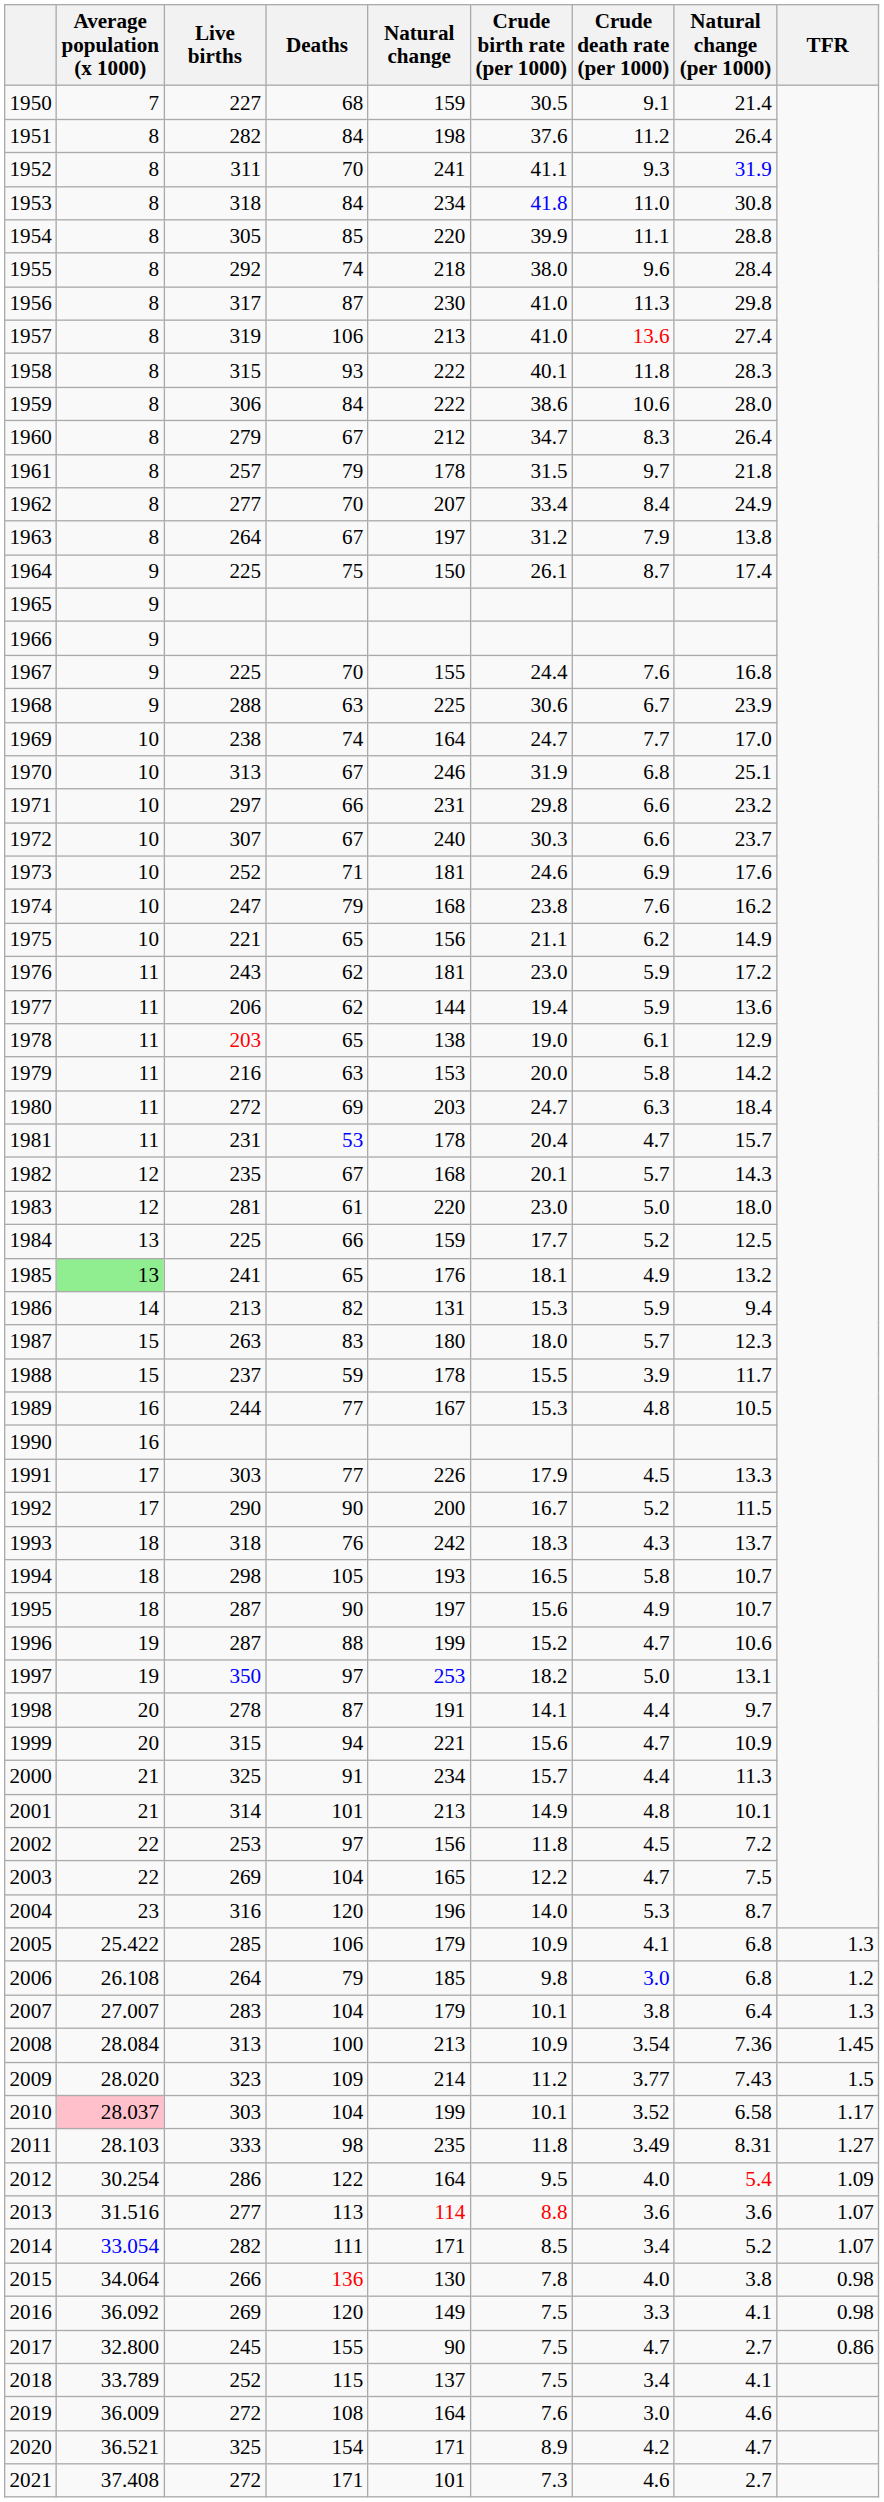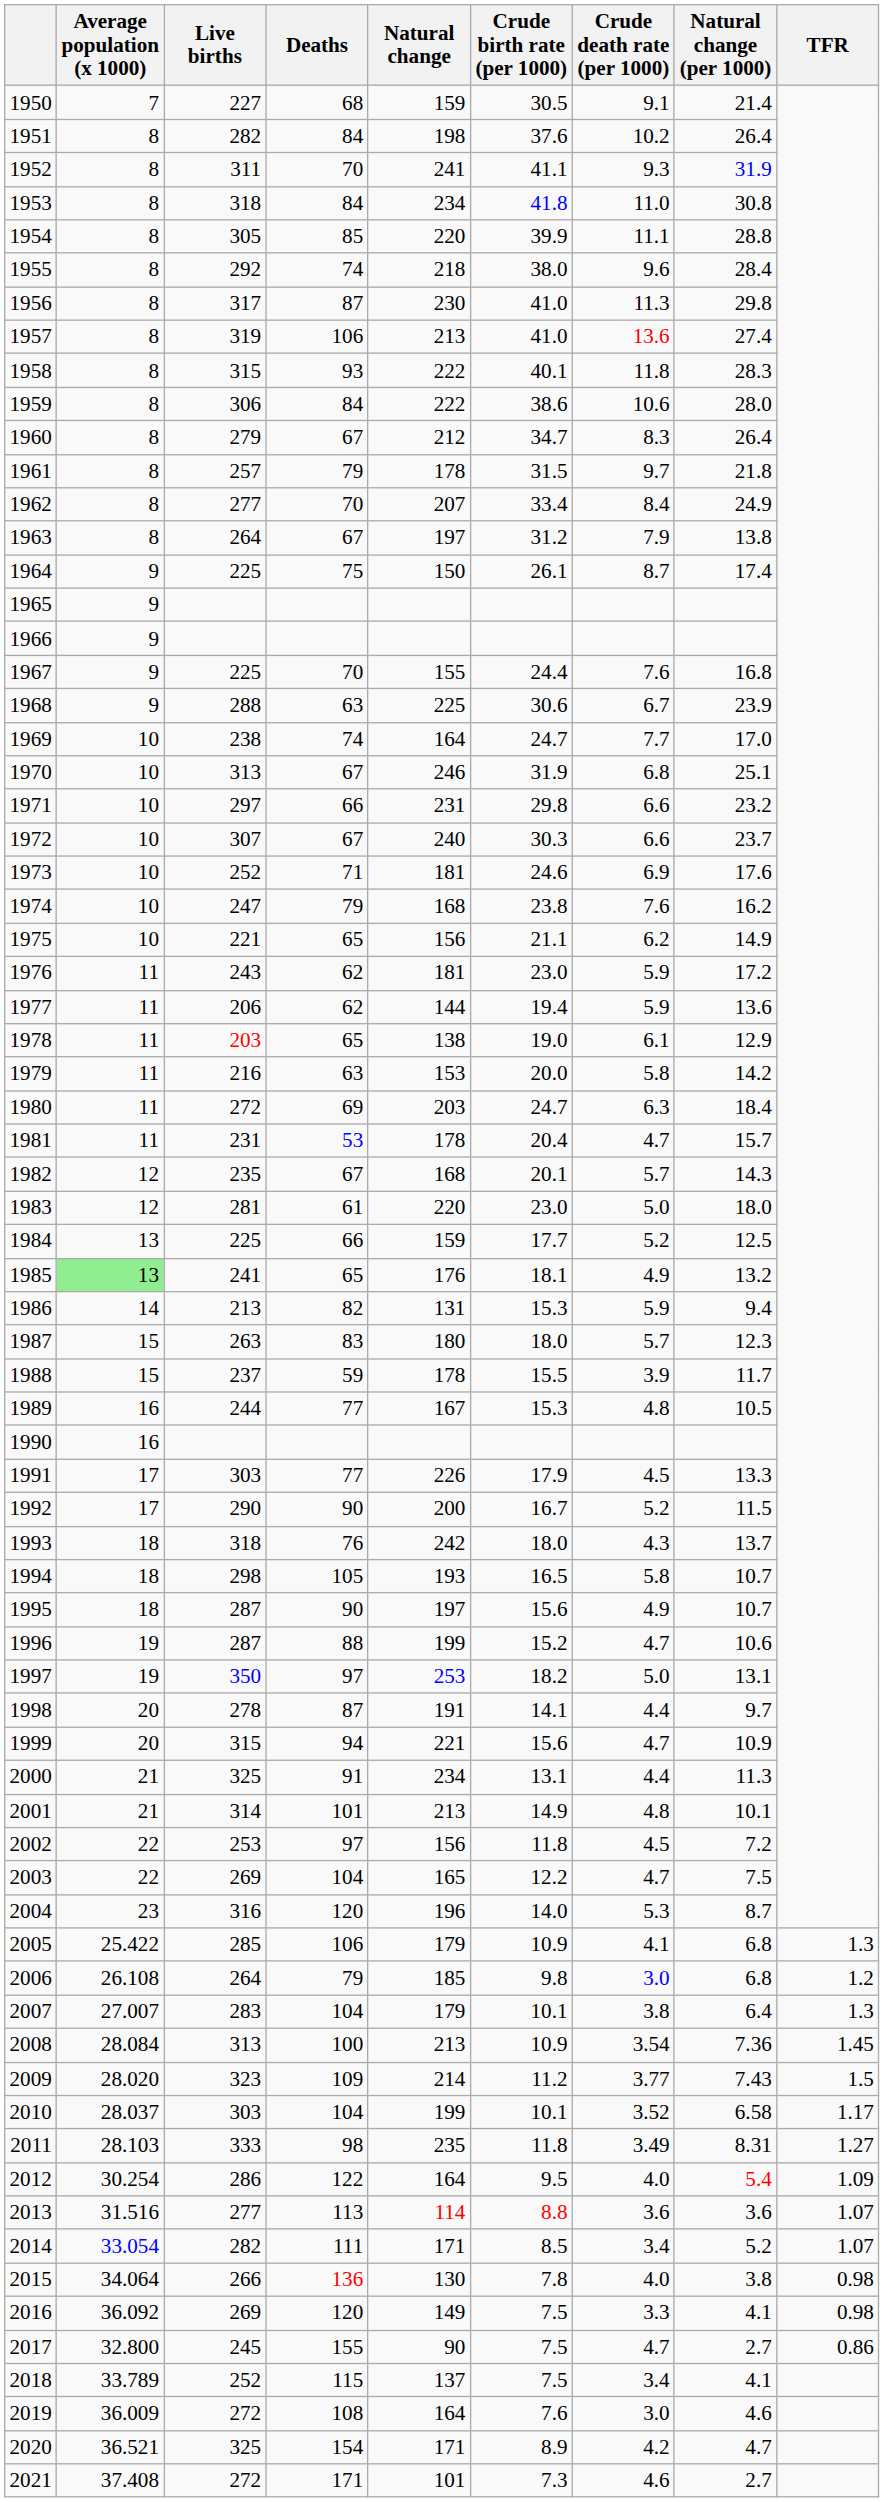(652, 135) 11.2 -> (651, 135) 10.2
(549, 1542) 18.3 -> (549, 1542) 18.0
(549, 1777) 15.7 -> (549, 1777) 13.1
(130, 2111) pink background -> (130, 2111) no background
